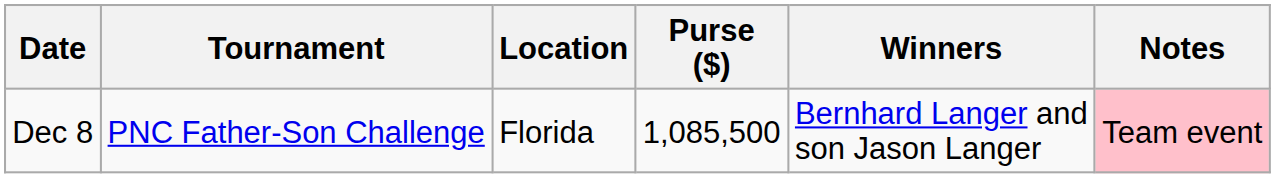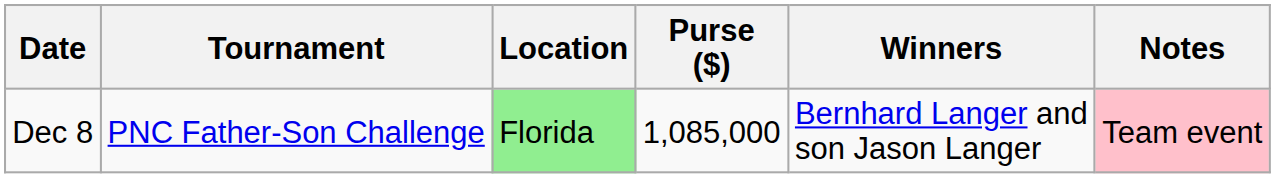(547, 131) no background -> (547, 131) lightgreen background
(712, 131) 1,085,500 -> (712, 131) 1,085,000
